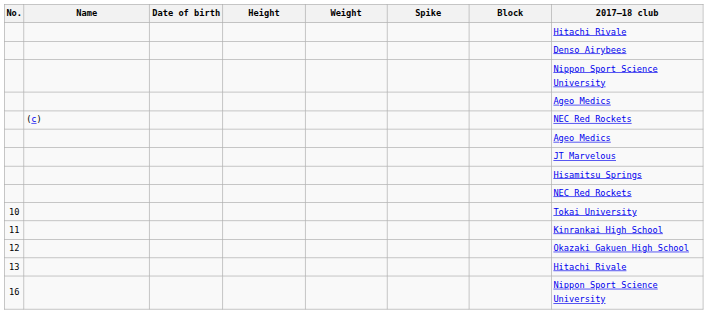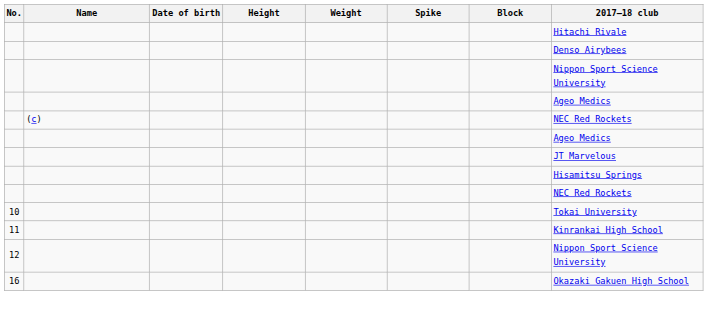(621, 249) Okazaki Gakuen High School -> (606, 256) Nippon Sport Science University
- row: (14, 267)
(606, 293) Nippon Sport Science University -> (621, 281) Okazaki Gakuen High School
